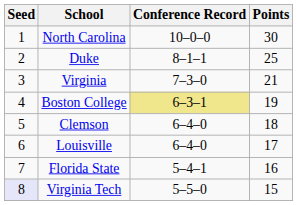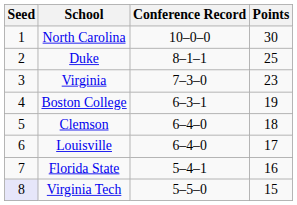(271, 80) 21 -> (271, 80) 23
(190, 102) khaki background -> (190, 102) no background
